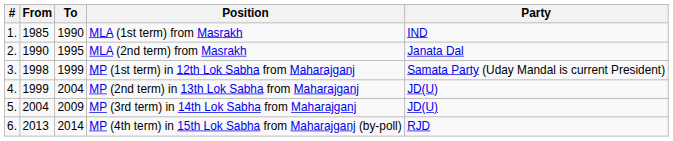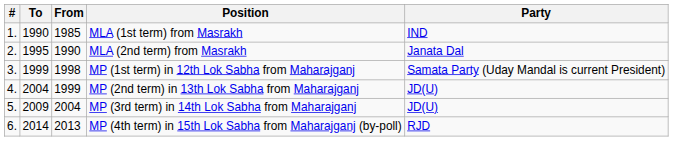columns swapped: (37, 13) <-> (71, 13)
